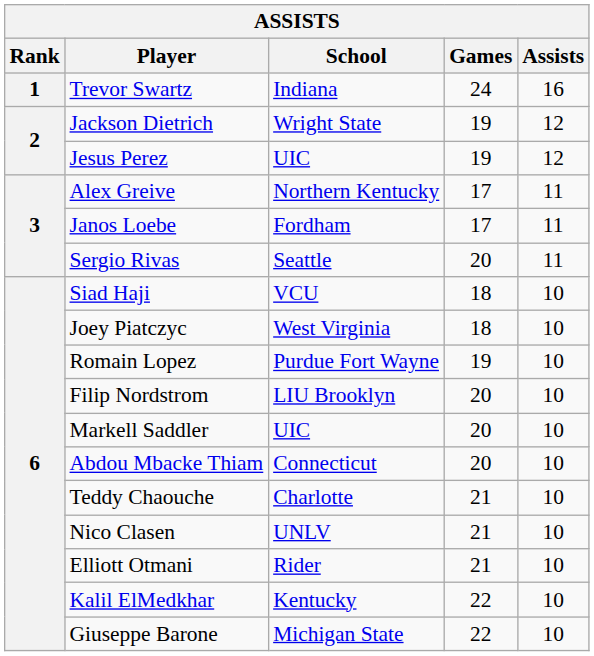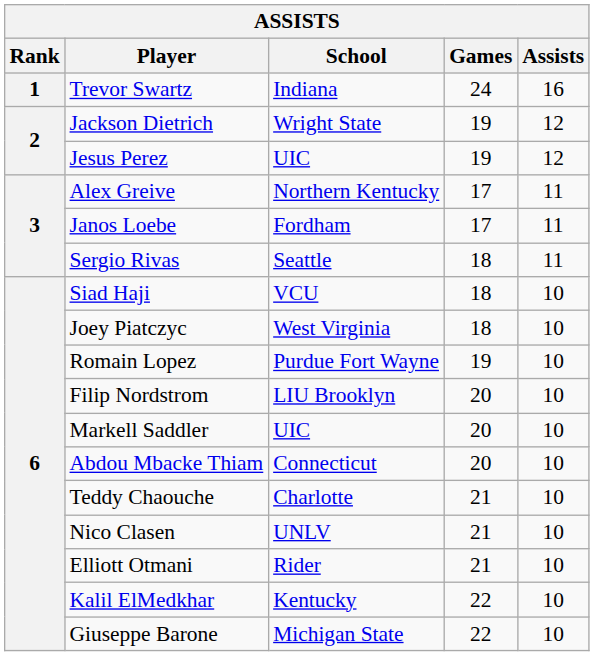(481, 259) 20 -> (481, 259) 18
